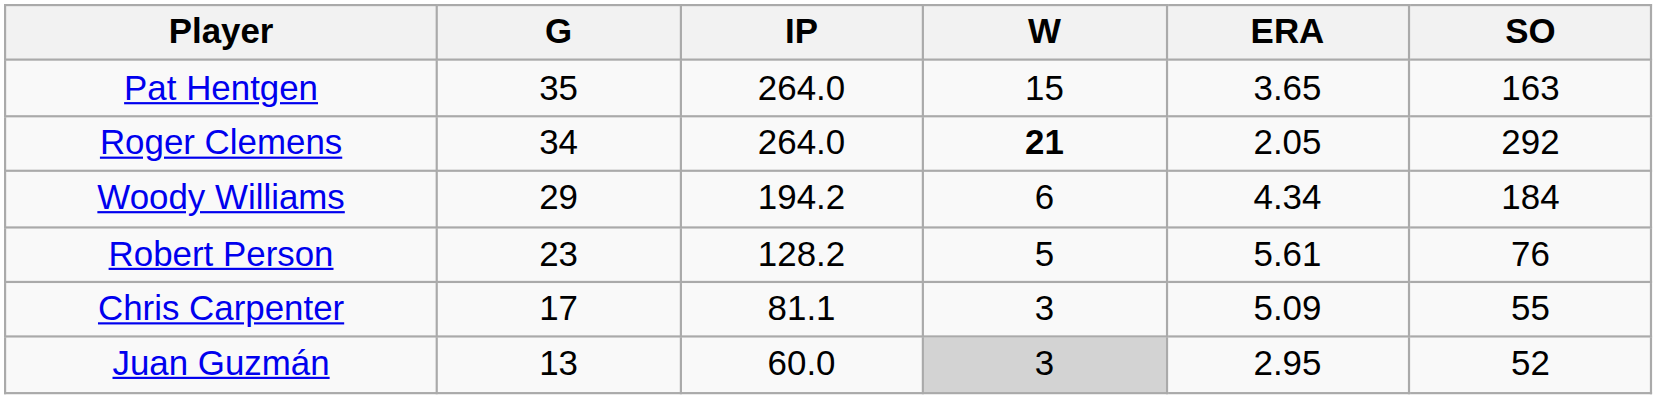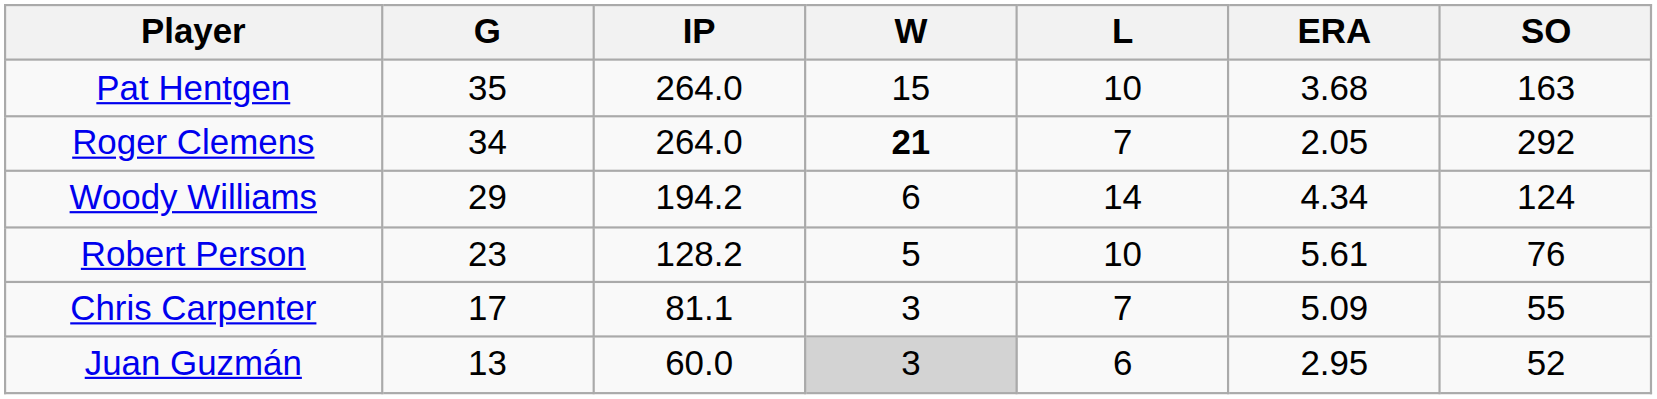+ column: (1123, 32)
(1287, 87) 3.65 -> (1334, 87) 3.68
(1530, 198) 184 -> (1546, 198) 124
